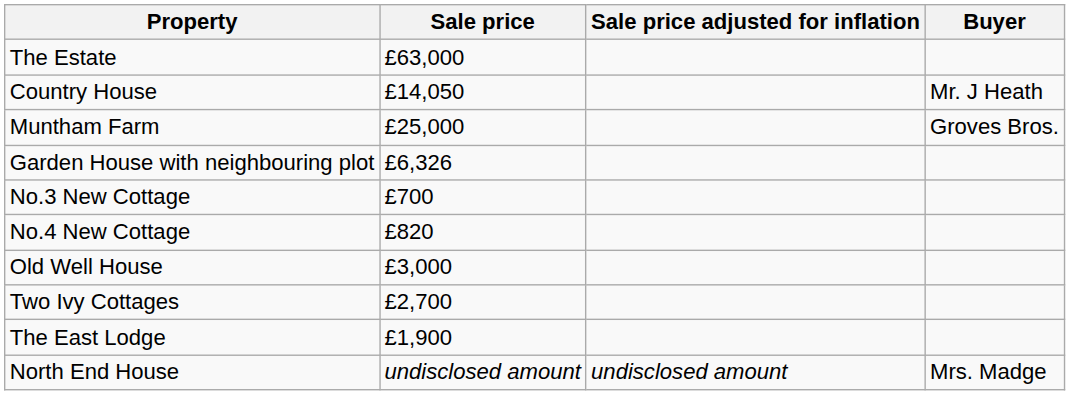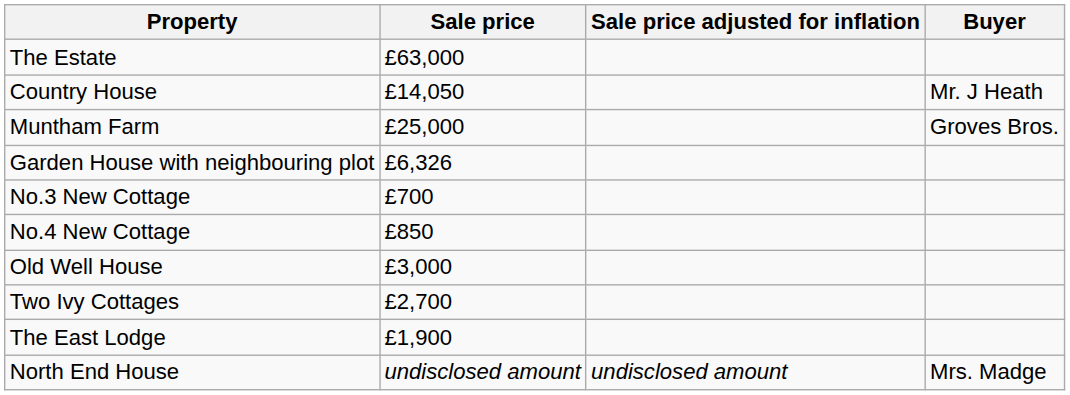(409, 232) £820 -> (409, 232) £850
